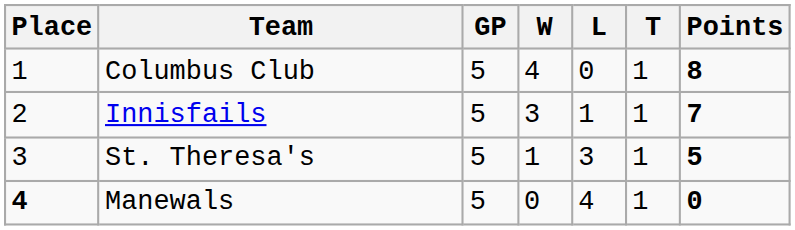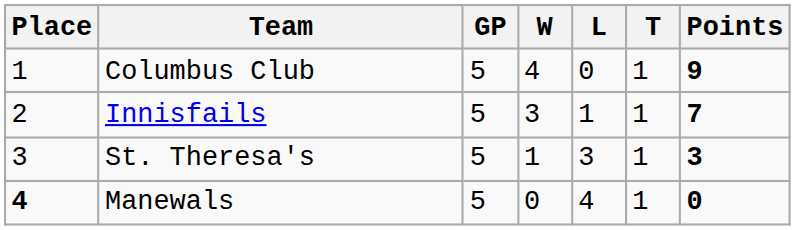(695, 71) 8 -> (695, 71) 9
(695, 159) 5 -> (695, 159) 3
